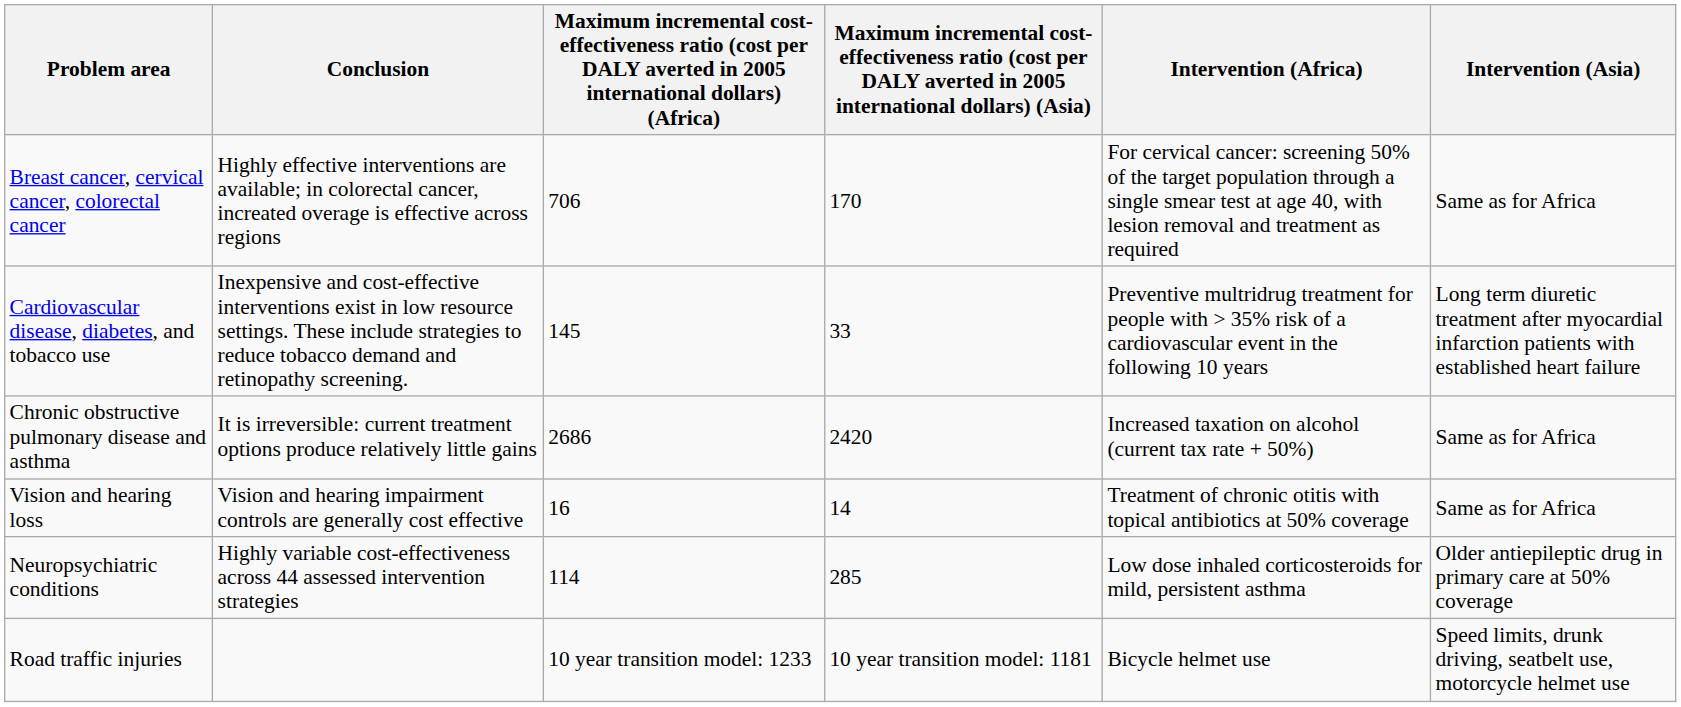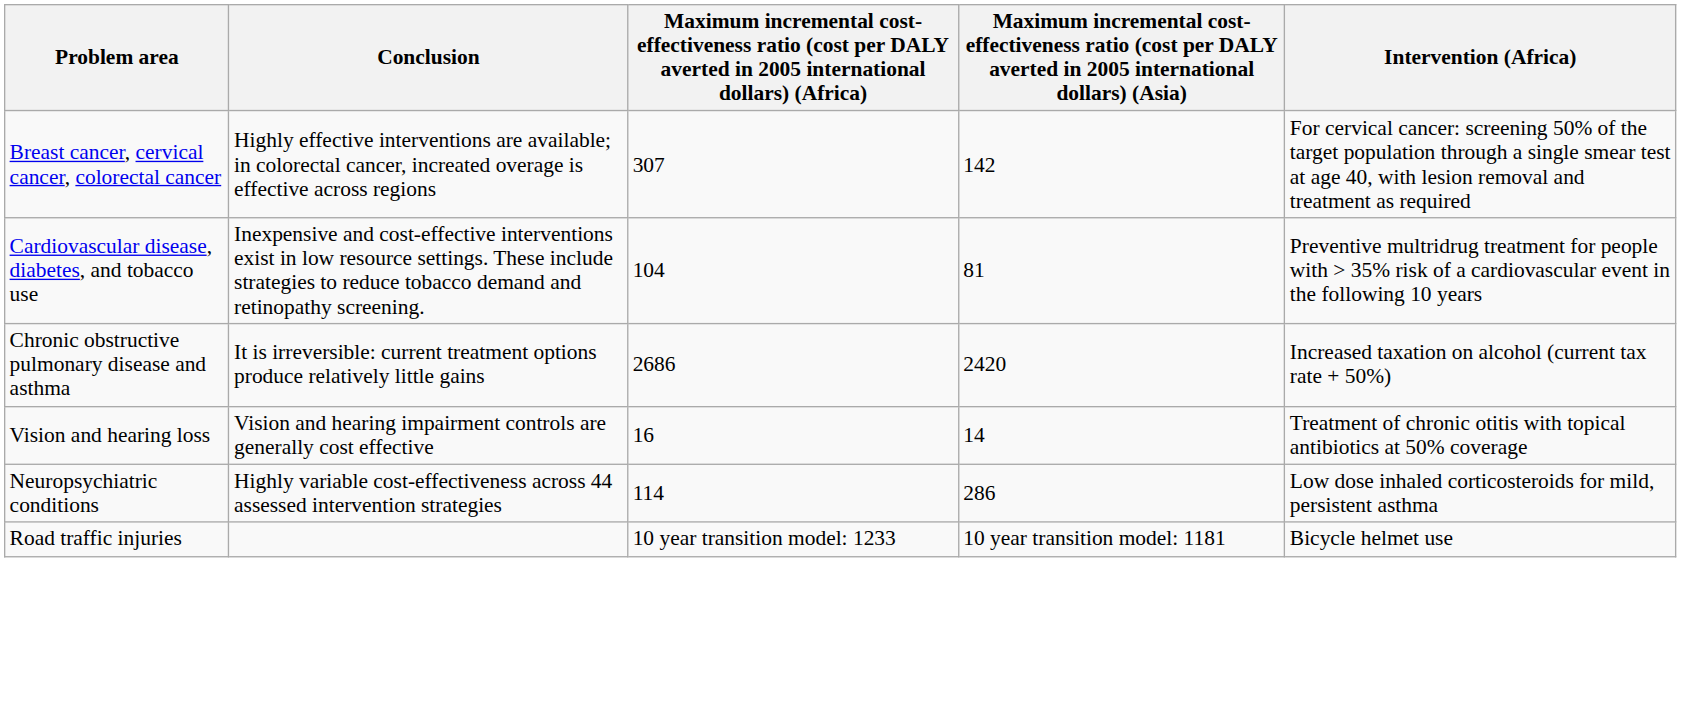- column: (1553, 69)
(564, 200) 706 -> (649, 164) 307
(845, 200) 170 -> (979, 164) 142
(564, 330) 145 -> (649, 270) 104
(840, 330) 33 -> (974, 270) 81
(845, 577) 285 -> (979, 493) 286
